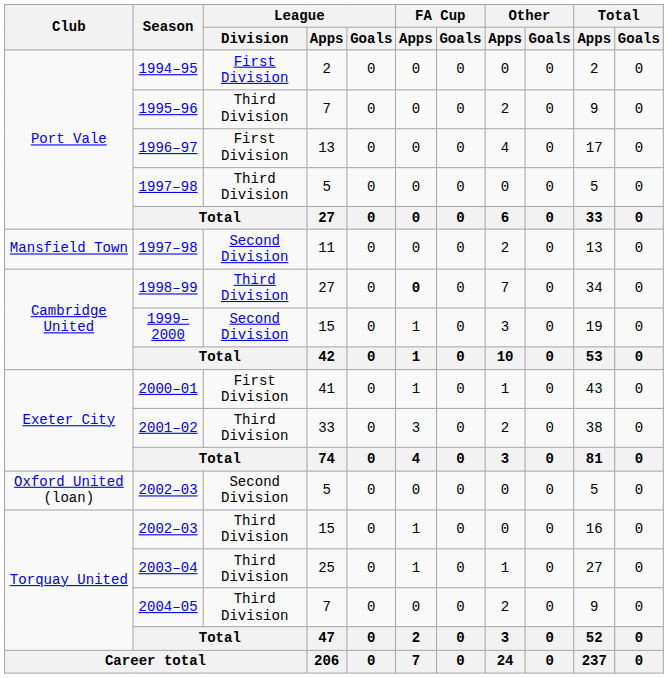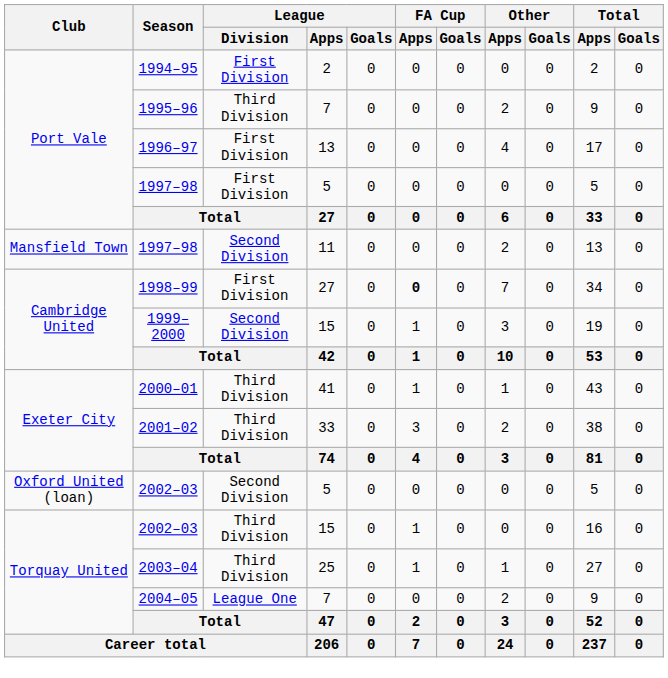(255, 187) Third Division -> (255, 187) First Division
(255, 288) Third Division -> (255, 288) First Division
(255, 389) First Division -> (255, 389) Third Division
(255, 607) Third Division -> (255, 599) League One
